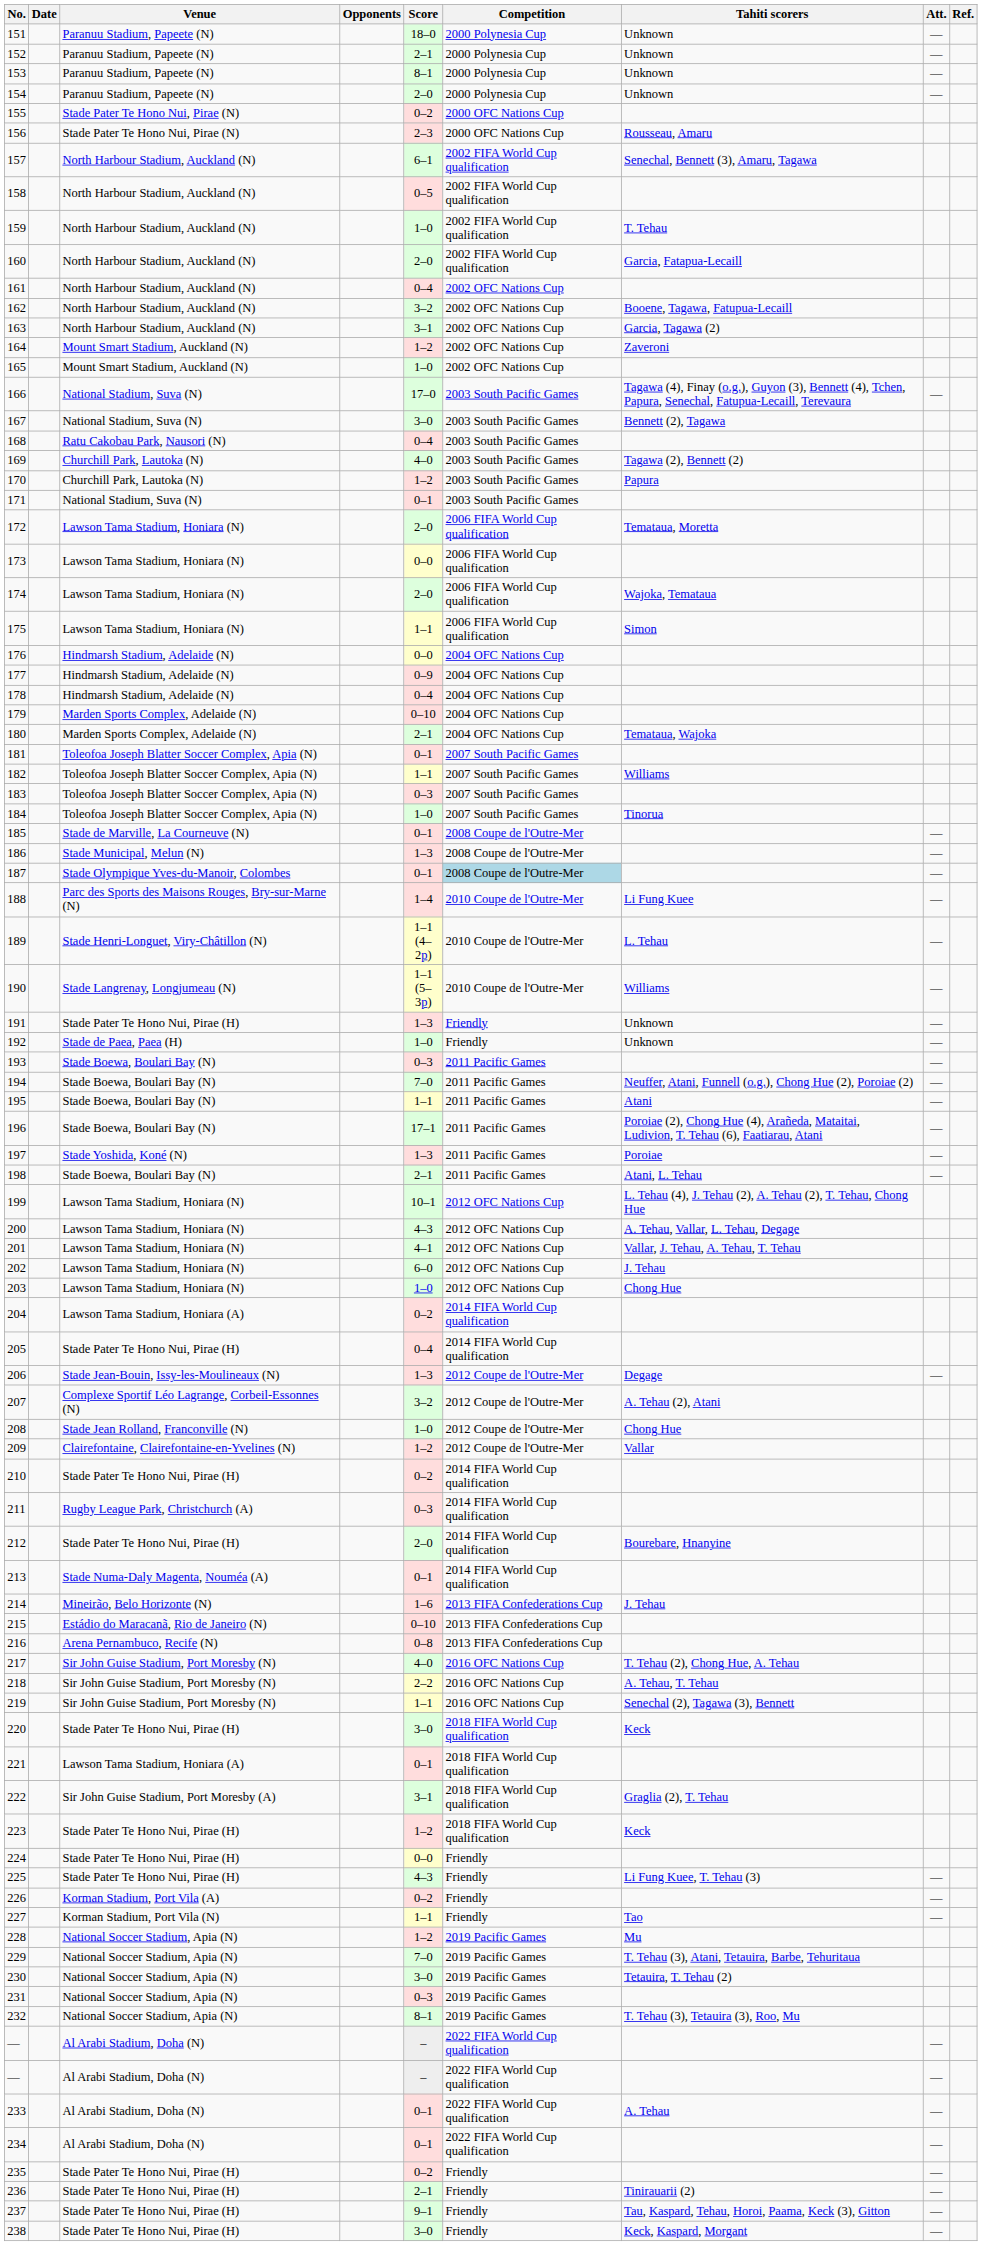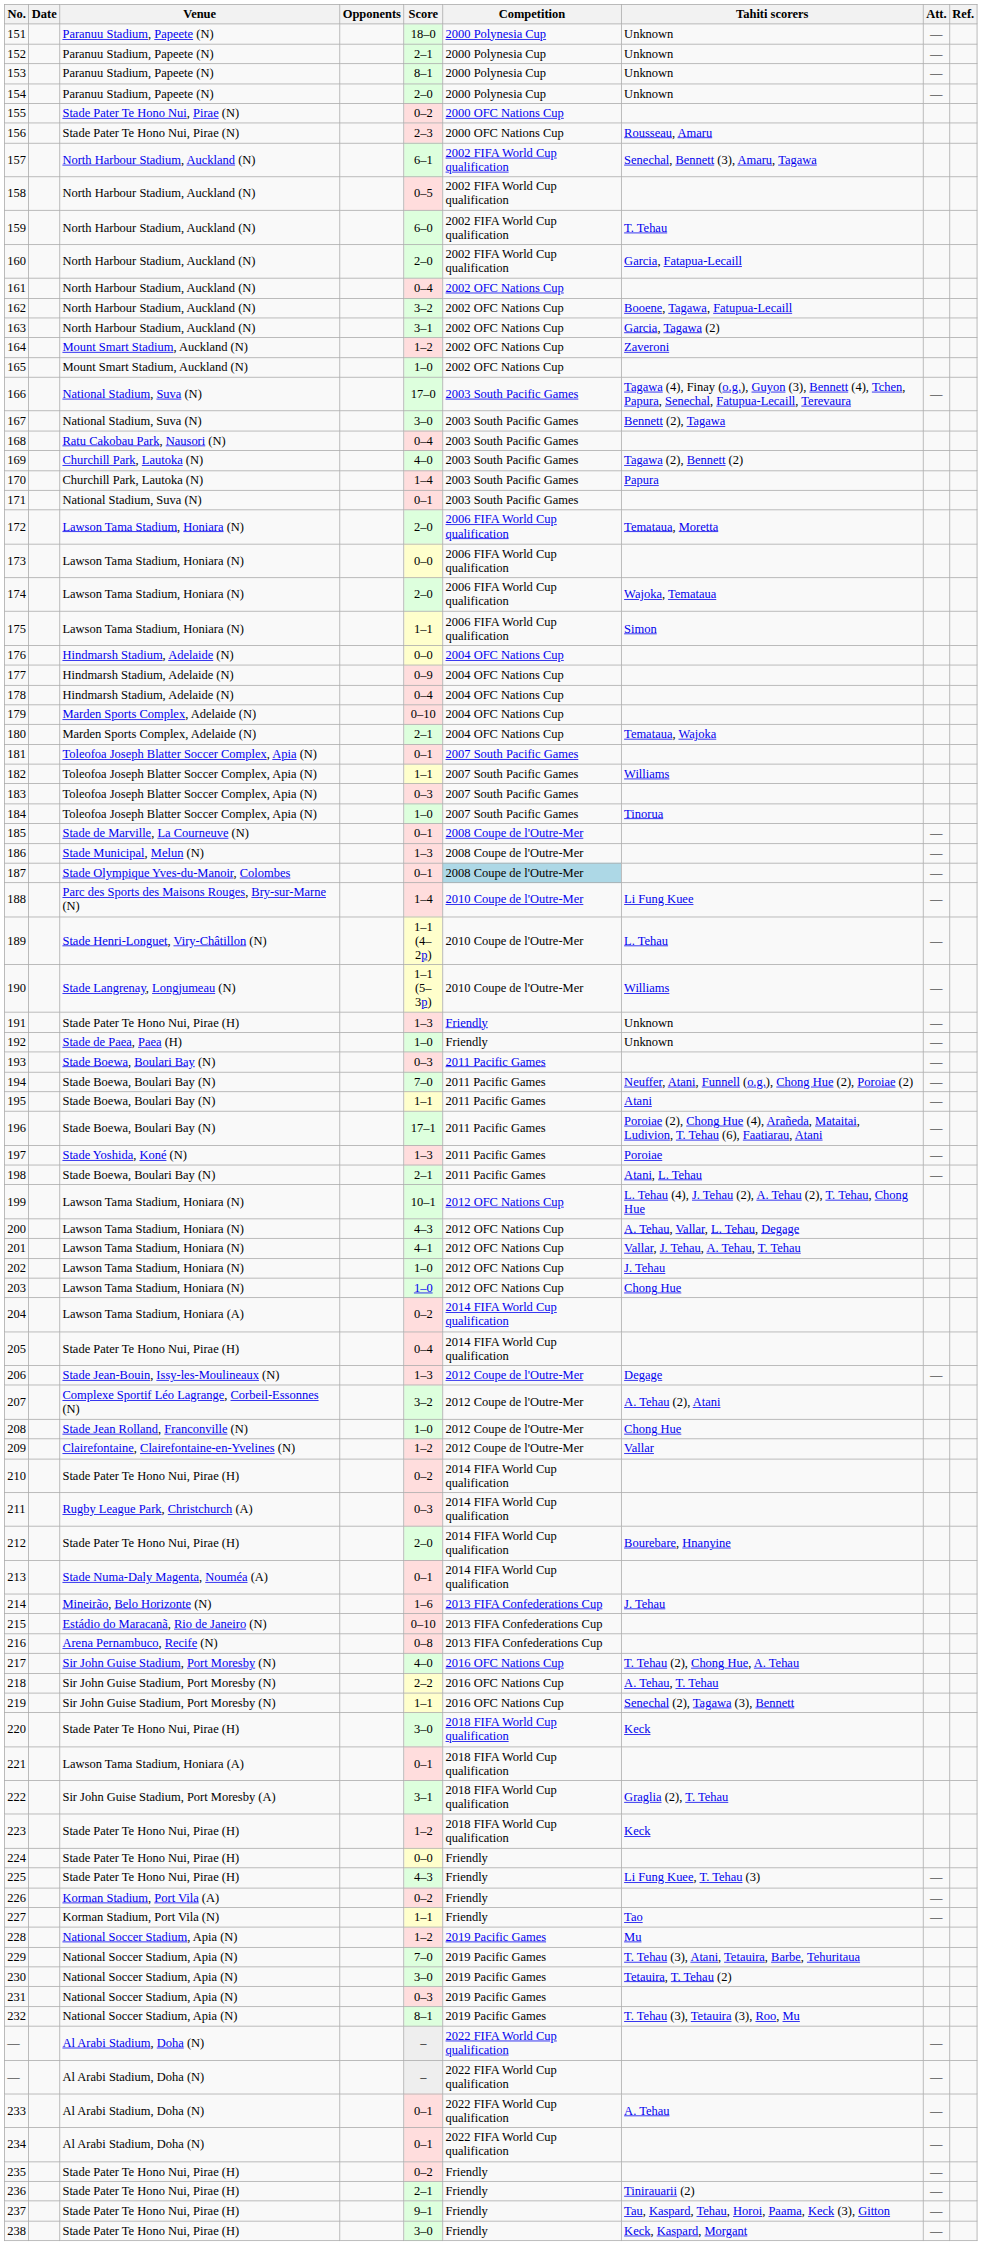(423, 227) 1–0 -> (423, 227) 6–0
(423, 480) 1–2 -> (423, 480) 1–4
(423, 1268) 6–0 -> (423, 1268) 1–0
